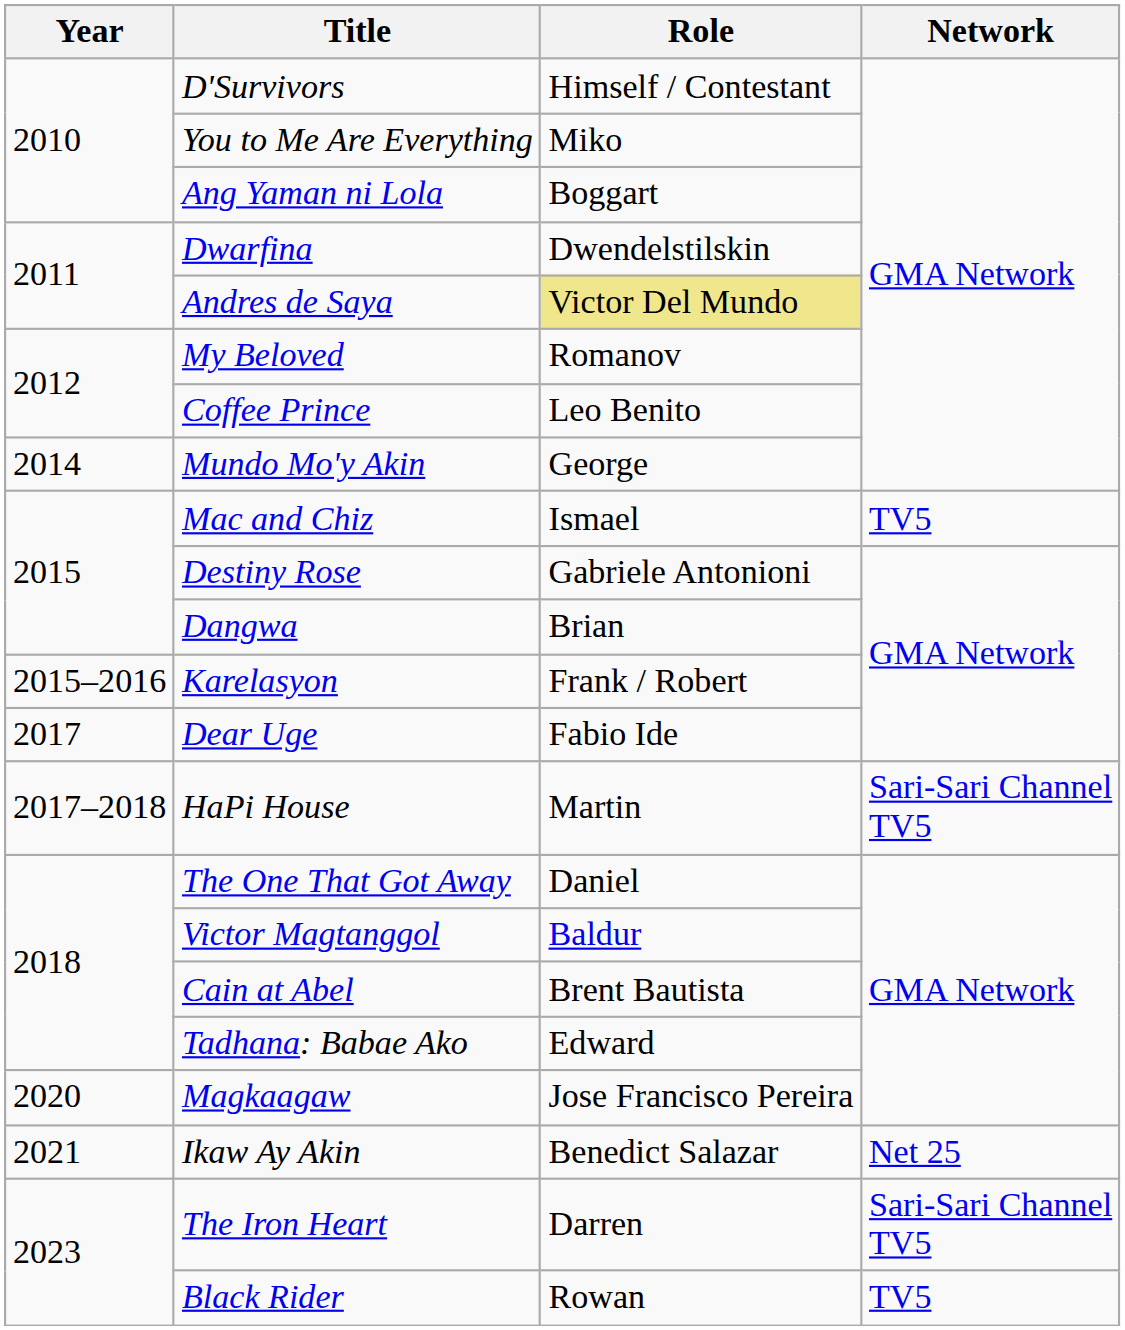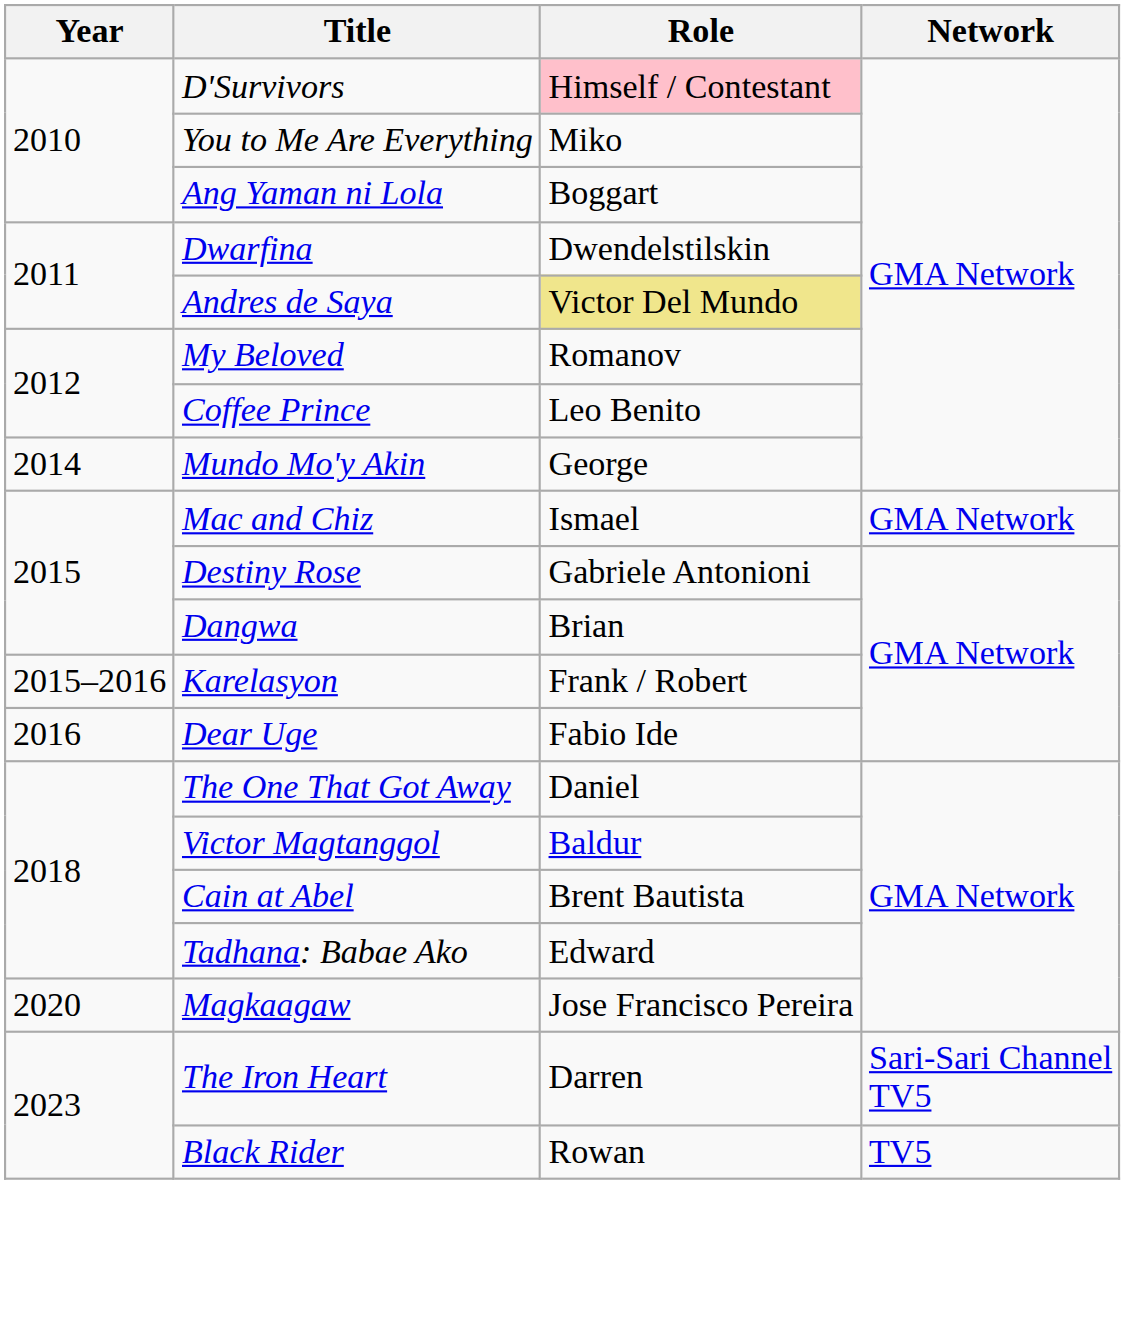(690, 85) no background -> (690, 85) pink background
(900, 517) TV5 -> (972, 517) GMA Network
(47, 734) 2017 -> (47, 734) 2016
- row: (266, 807)
- row: (271, 1150)
